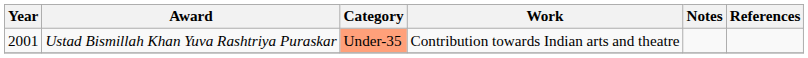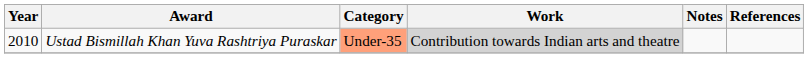(23, 40) 2001 -> (23, 40) 2010
(545, 40) no background -> (545, 40) lightgrey background
